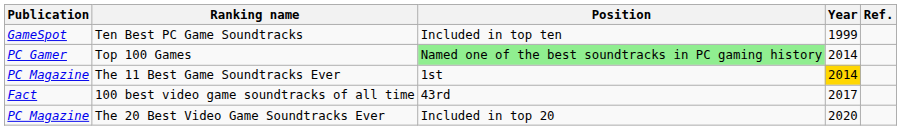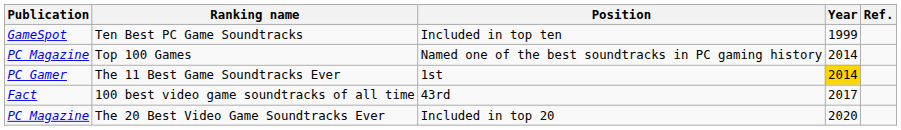(37, 55) PC Gamer -> (48, 55) PC Magazine
(621, 55) lightgreen background -> (621, 55) no background
(48, 75) PC Magazine -> (37, 75) PC Gamer
